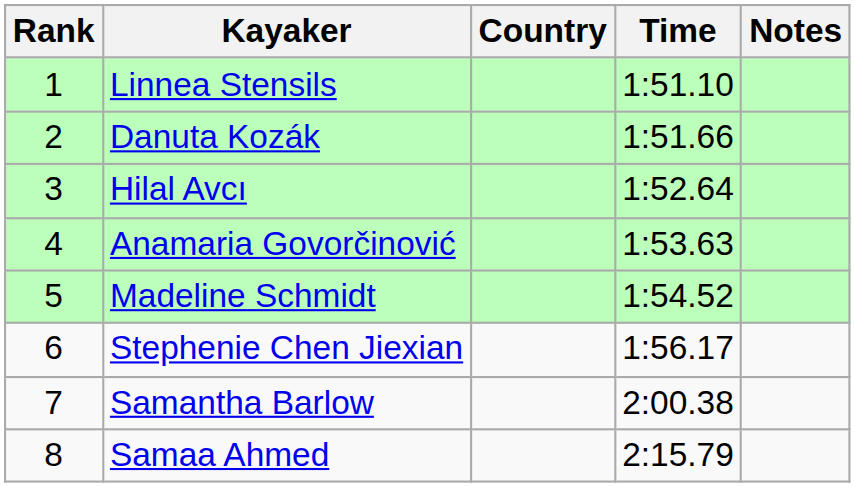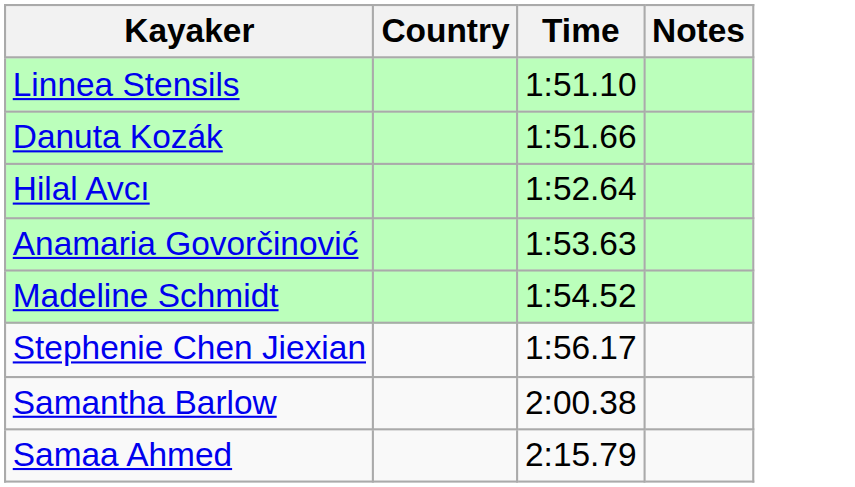- column: (54, 31)
